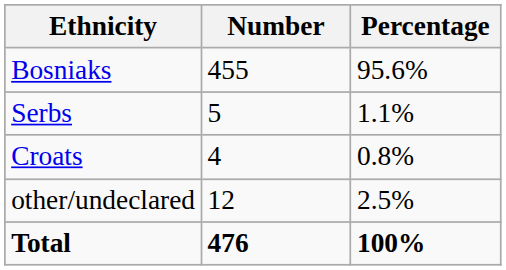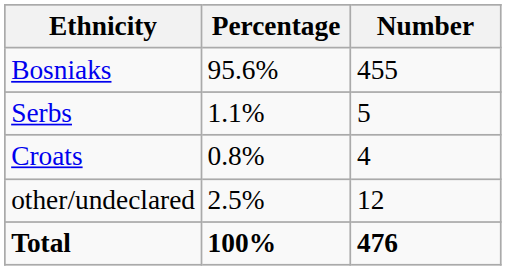columns swapped: (276, 26) <-> (425, 26)
